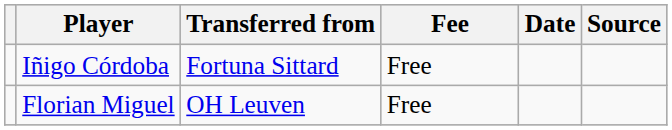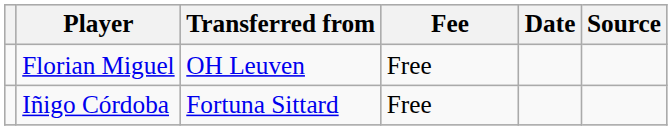rows swapped: (98, 104) <-> (96, 64)
